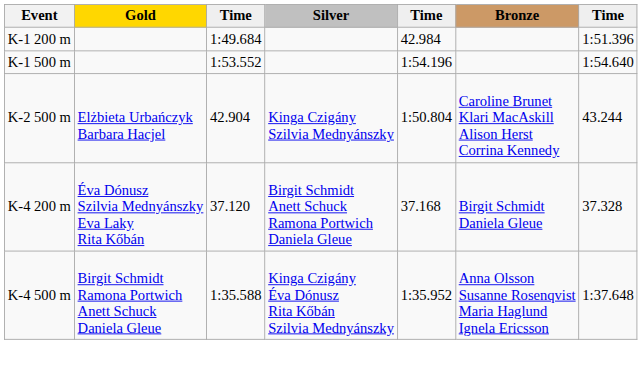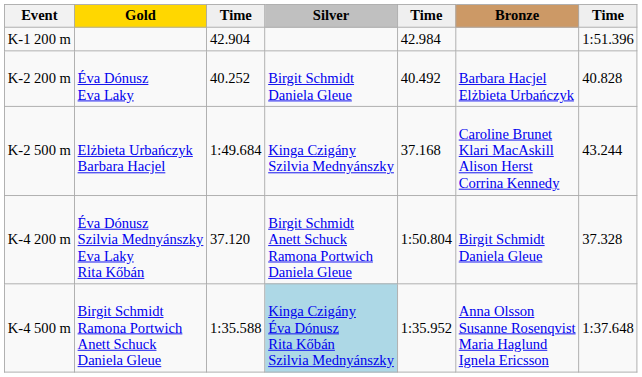(236, 39) 1:49.684 -> (230, 39) 42.904
- row: (39, 62)
+ row: (39, 78)
(230, 118) 42.904 -> (236, 150) 1:49.684
(426, 118) 1:50.804 -> (421, 150) 37.168
(421, 206) 37.168 -> (426, 239) 1:50.804
(331, 303) no background -> (331, 336) lightblue background
